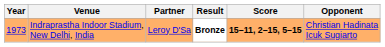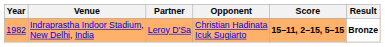columns swapped: (342, 12) <-> (210, 12)
(16, 30) 1973 -> (16, 30) 1982
